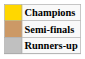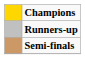rows swapped: (51, 45) <-> (49, 29)
